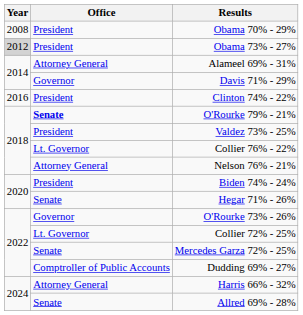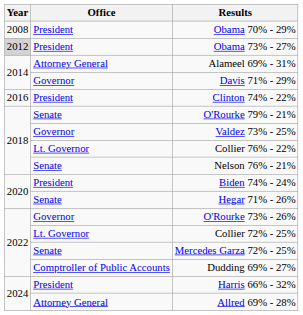(48, 115) bold -> (47, 115) normal
(53, 132) President -> (54, 132) Governor
(71, 166) Attorney General -> (47, 166) Senate
(71, 285) Attorney General -> (53, 285) President
(47, 302) Senate -> (71, 302) Attorney General
